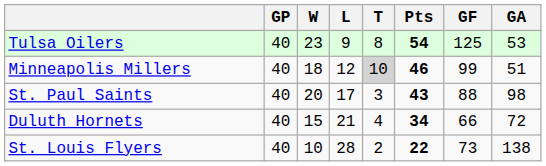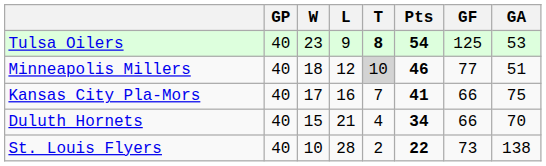(378, 44) normal -> (378, 44) bold
(468, 70) 99 -> (468, 70) 77
- row: (80, 96)
+ row: (104, 96)
(516, 122) 72 -> (516, 122) 70
